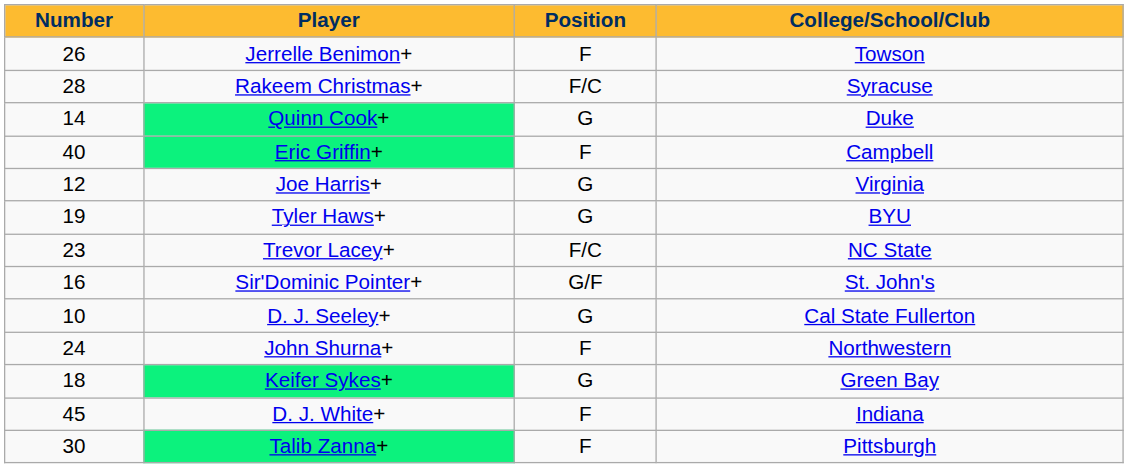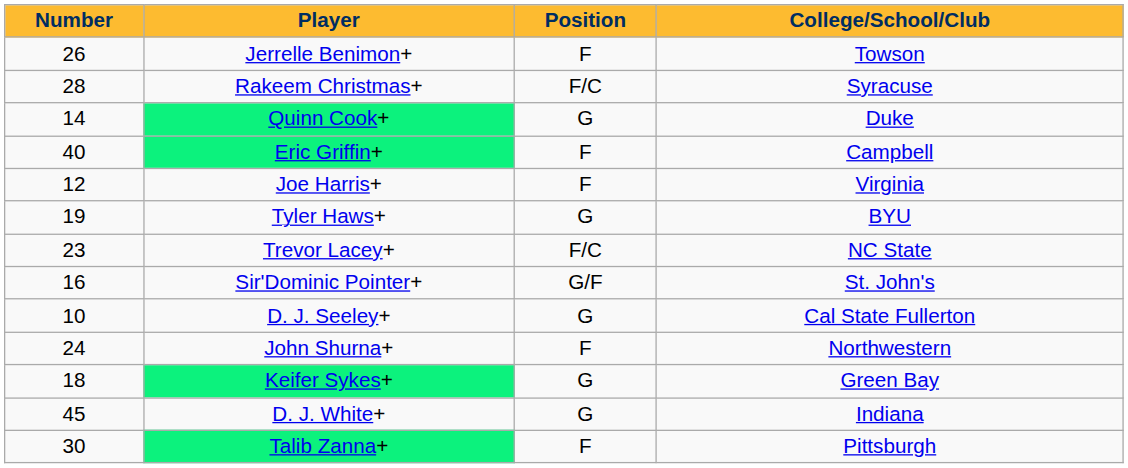(585, 184) G -> (585, 184) F
(585, 413) F -> (585, 413) G
